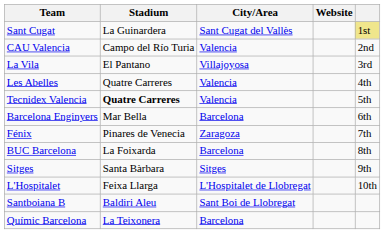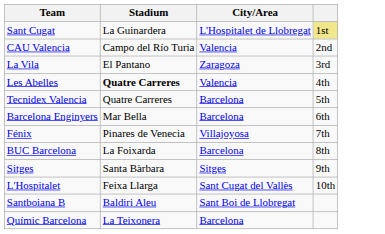- column: (334, 13)
(246, 30) Sant Cugat del Vallès -> (255, 30) L'Hospitalet de Llobregat
(224, 64) Villajoyosa -> (220, 64) Zaragoza
(137, 82) normal -> (141, 82) bold
(141, 99) bold -> (137, 99) normal
(218, 99) Valencia -> (221, 99) Barcelona
(220, 133) Zaragoza -> (224, 133) Villajoyosa
(255, 185) L'Hospitalet de Llobregat -> (246, 185) Sant Cugat del Vallès
